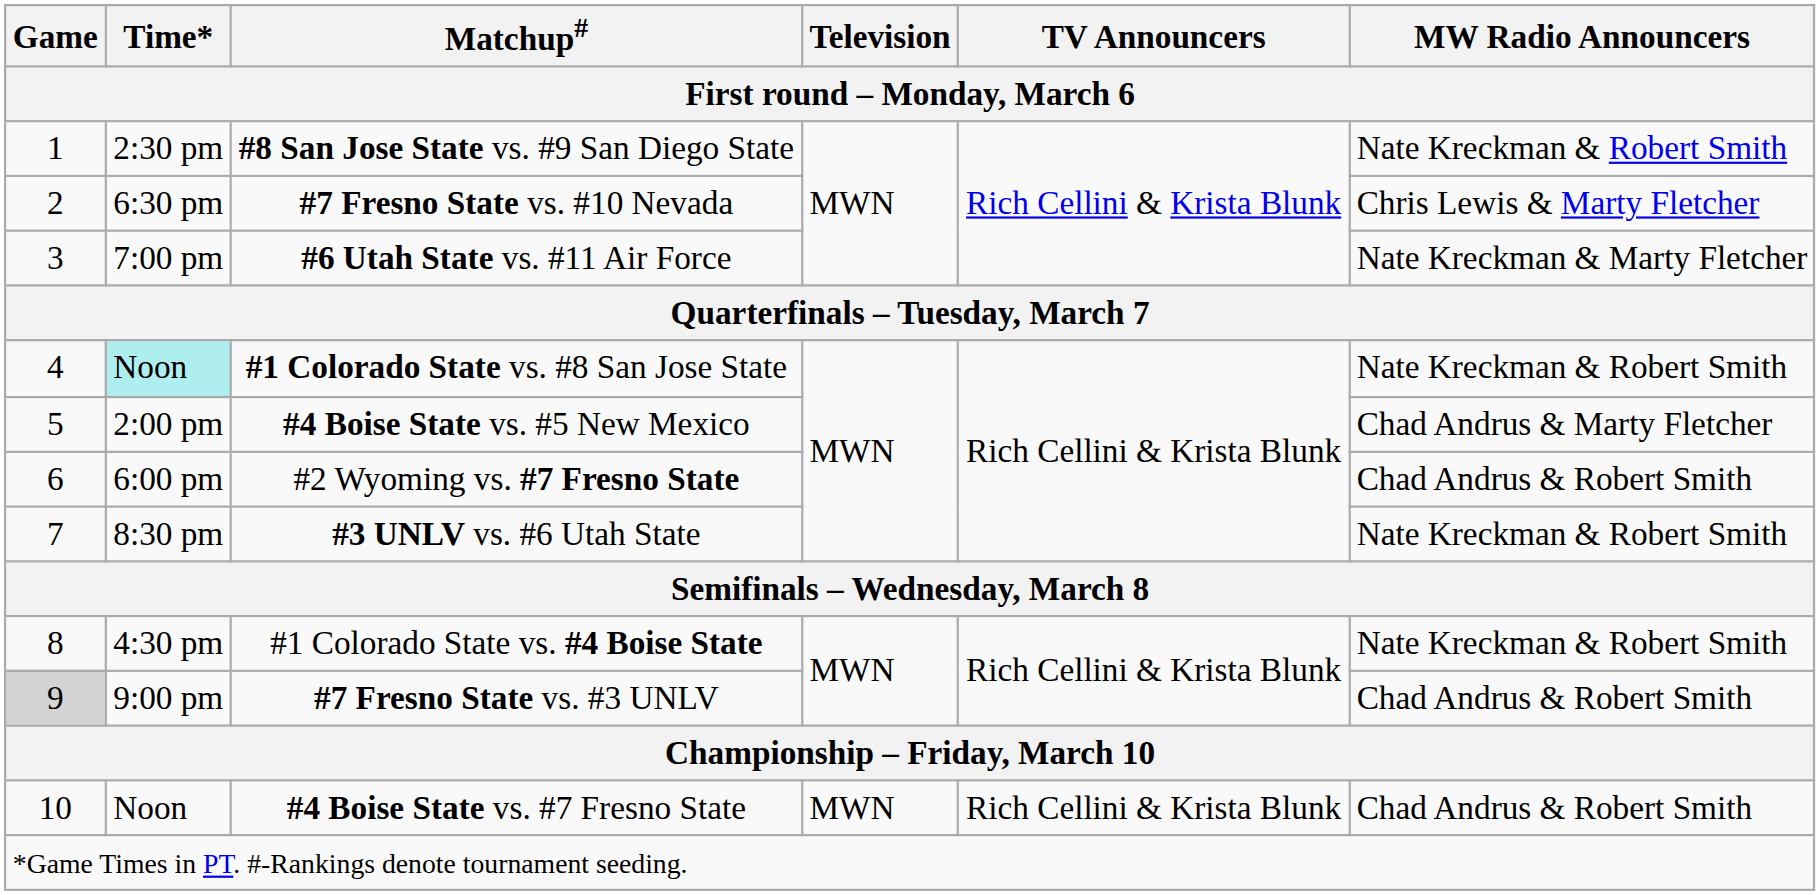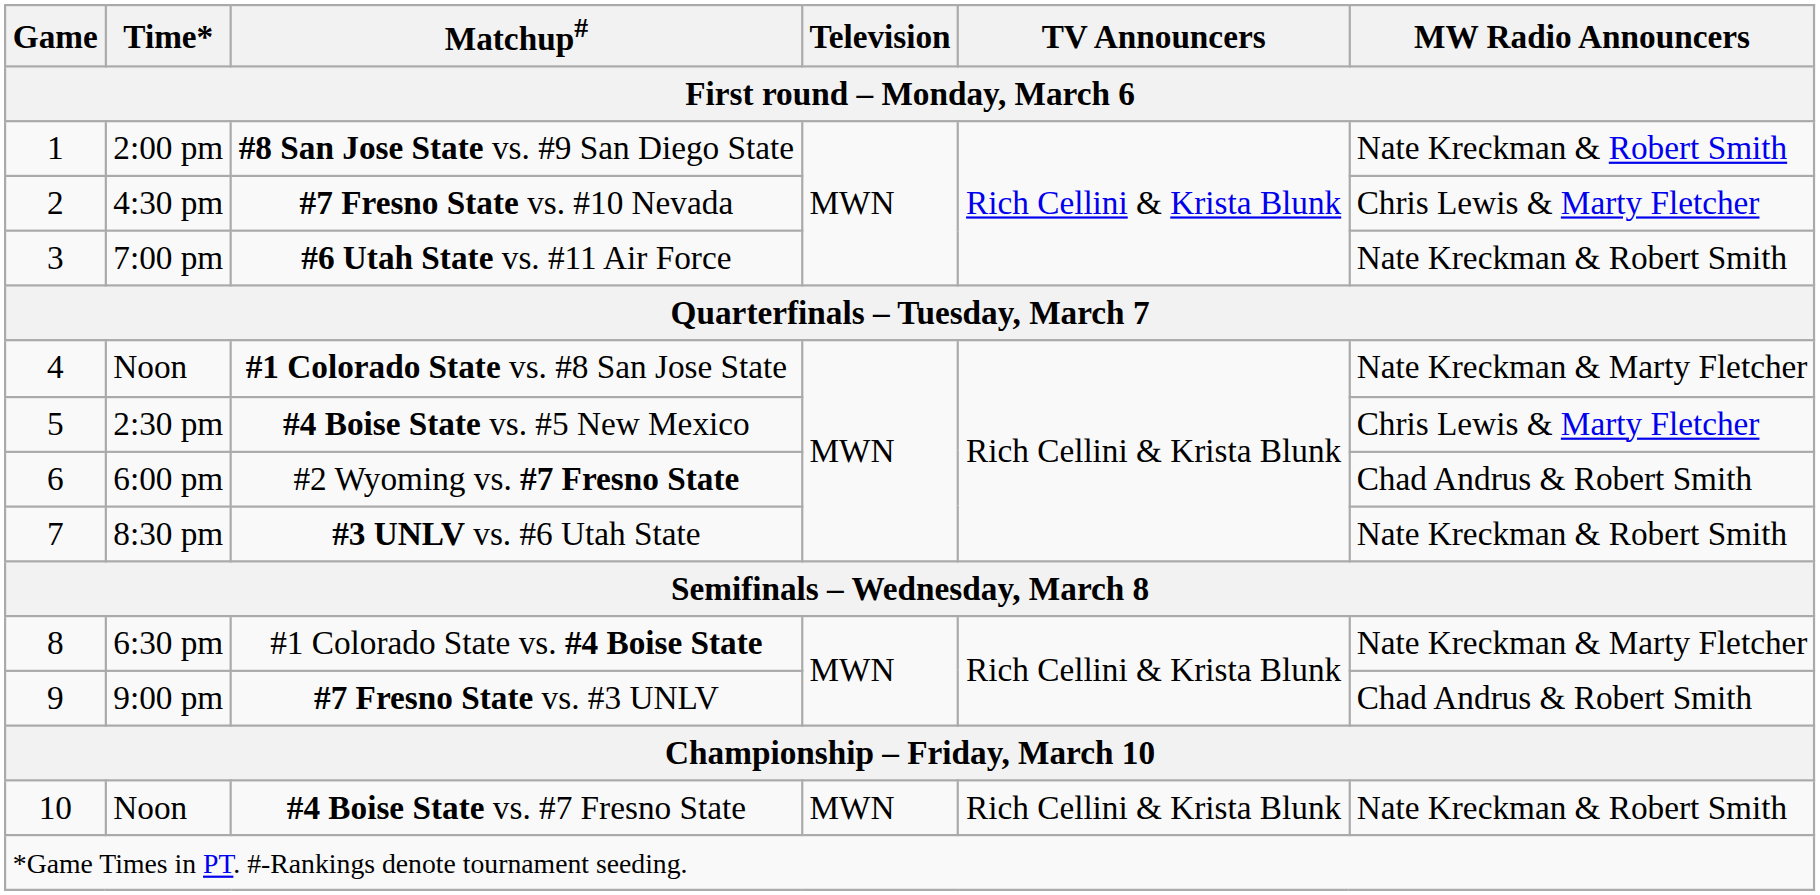(168, 148) 2:30 pm -> (168, 148) 2:00 pm
(168, 203) 6:30 pm -> (168, 203) 4:30 pm
(1582, 258) Nate Kreckman & Marty Fletcher -> (1572, 258) Nate Kreckman & Robert Smith
(150, 368) paleturquoise background -> (150, 368) no background
(1572, 368) Nate Kreckman & Robert Smith -> (1582, 368) Nate Kreckman & Marty Fletcher
(168, 423) 2:00 pm -> (168, 423) 2:30 pm
(1565, 423) Chad Andrus & Marty Fletcher -> (1558, 423) Chris Lewis & Marty Fletcher
(168, 642) 4:30 pm -> (168, 642) 6:30 pm
(1572, 642) Nate Kreckman & Robert Smith -> (1582, 642) Nate Kreckman & Marty Fletcher
(55, 697) lightgrey background -> (55, 697) no background
(1554, 807) Chad Andrus & Robert Smith -> (1572, 807) Nate Kreckman & Robert Smith
